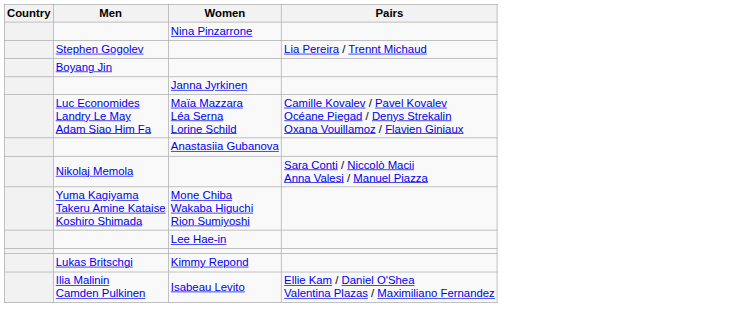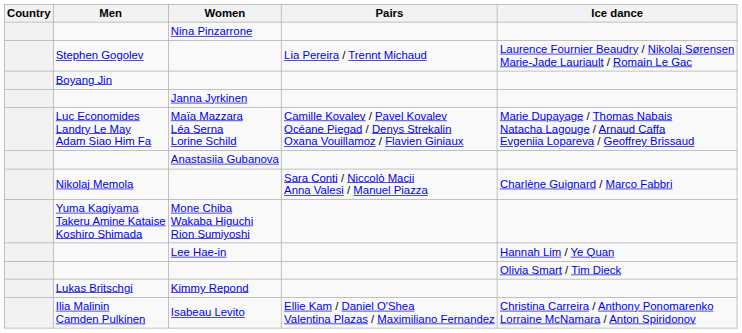+ column: (617, 13)
